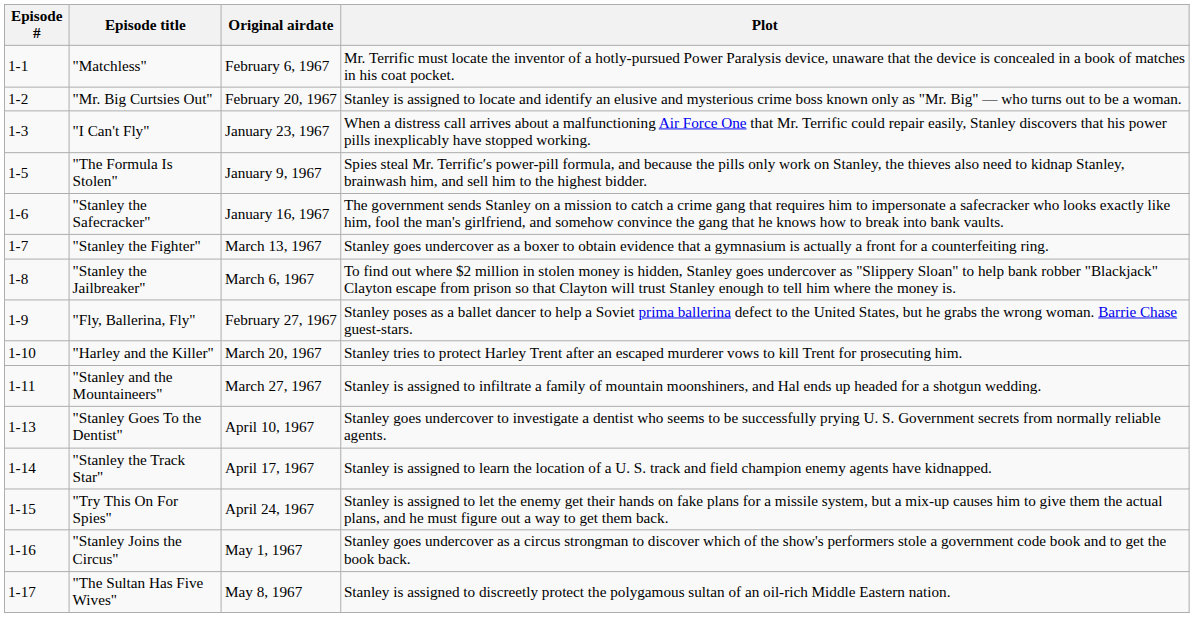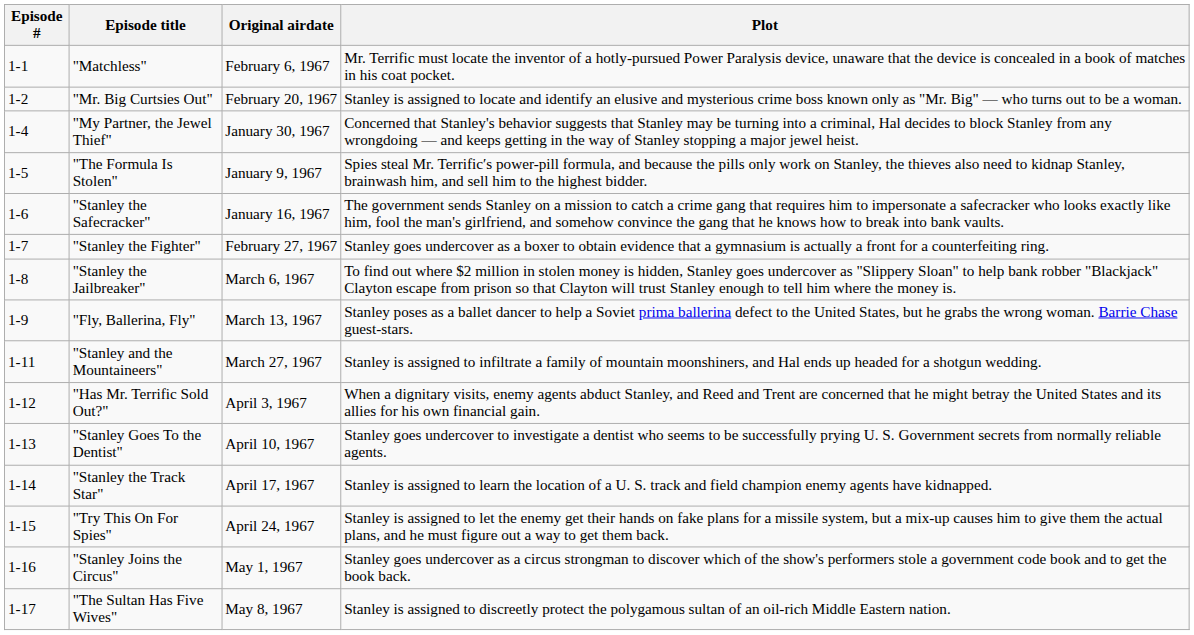- row: (111, 131)
+ row: (142, 131)
(273, 246) March 13, 1967 -> (281, 246) February 27, 1967
(281, 320) February 27, 1967 -> (274, 320) March 13, 1967
- row: (143, 353)
+ row: (141, 402)
